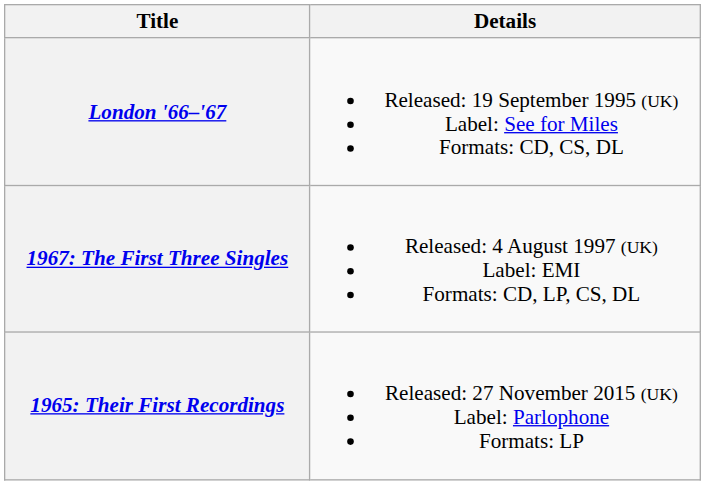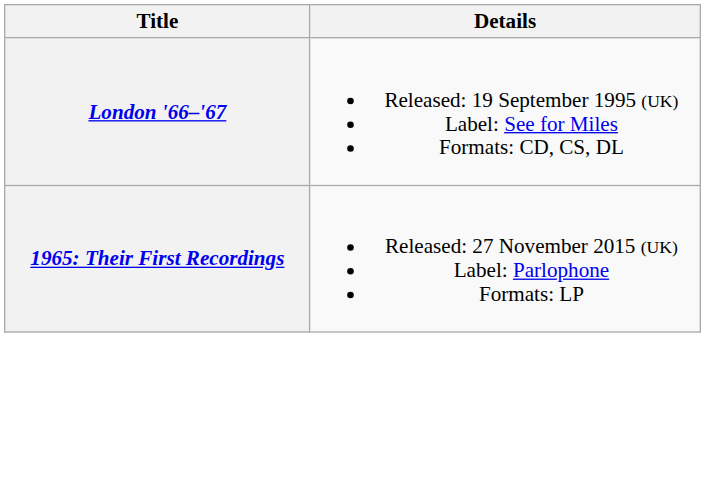- row: (157, 258)
